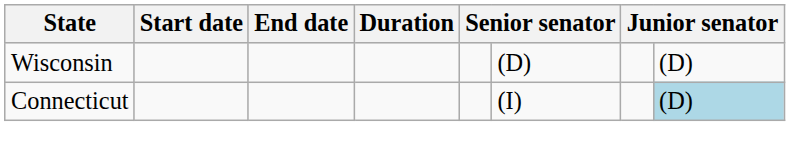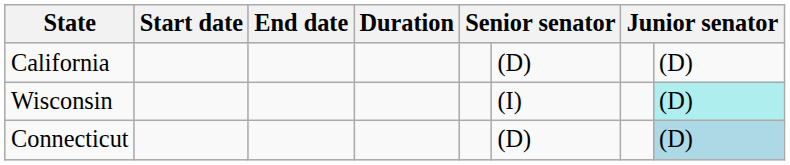+ row: (60, 62)
(514, 62) (D) -> (510, 100) (I)
(676, 62) no background -> (676, 100) paleturquoise background
(510, 100) (I) -> (514, 139) (D)
